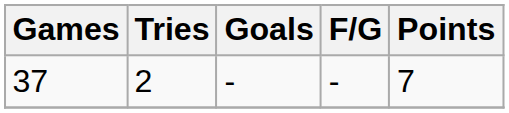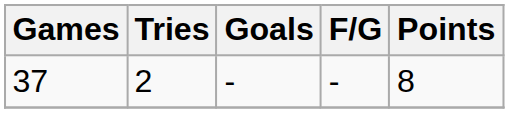(406, 81) 7 -> (406, 81) 8
